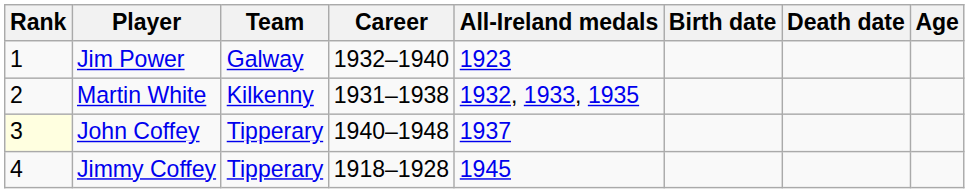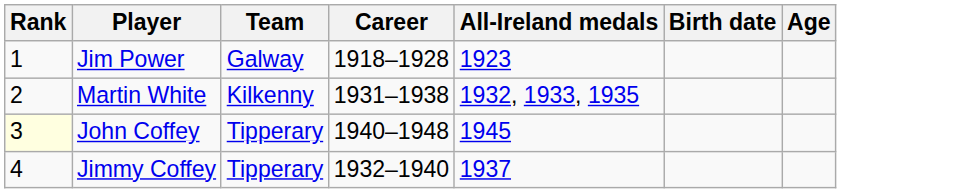- column: (846, 22)
(391, 59) 1932–1940 -> (391, 59) 1918–1928
(485, 132) 1937 -> (485, 132) 1945
(391, 168) 1918–1928 -> (391, 168) 1932–1940
(485, 168) 1945 -> (485, 168) 1937
